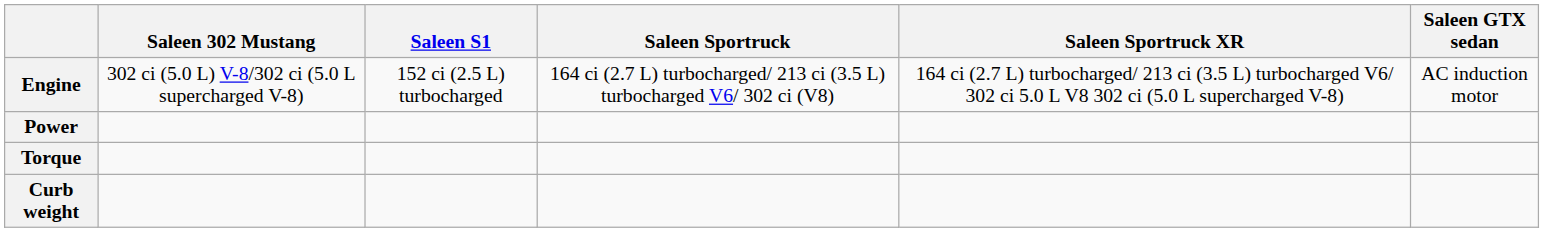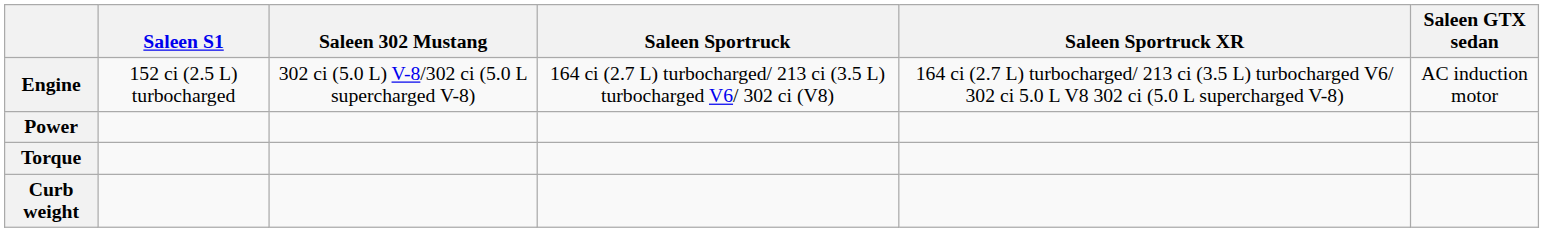columns swapped: (231, 42) <-> (451, 42)
